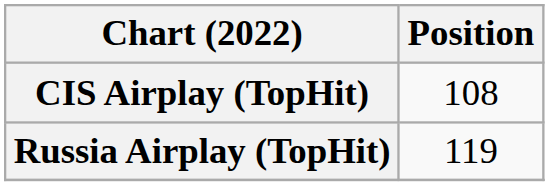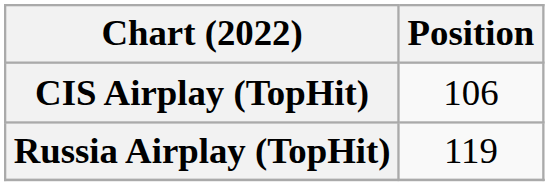(471, 92) 108 -> (471, 92) 106
